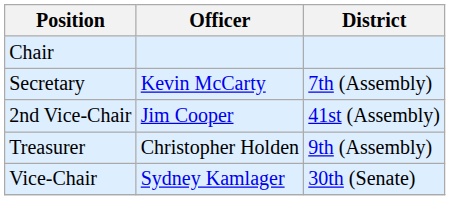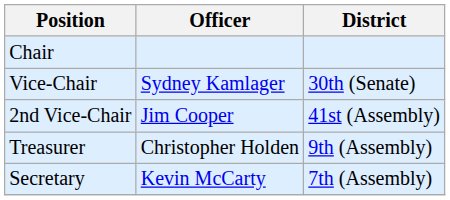rows swapped: (53, 178) <-> (47, 83)
